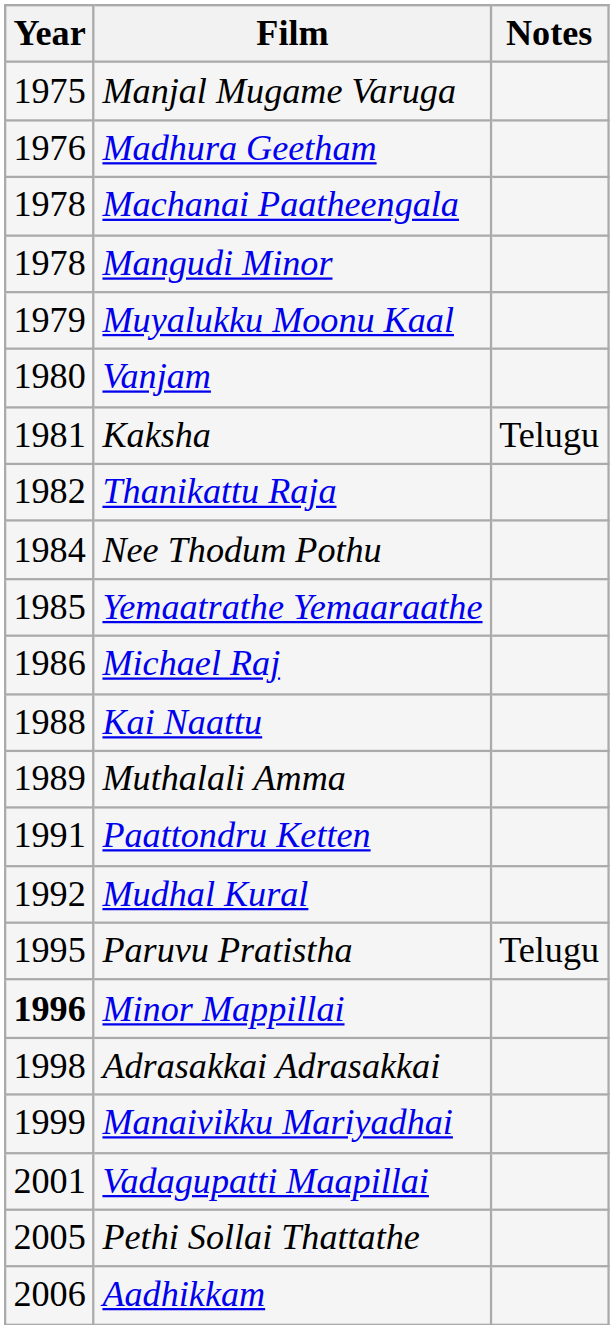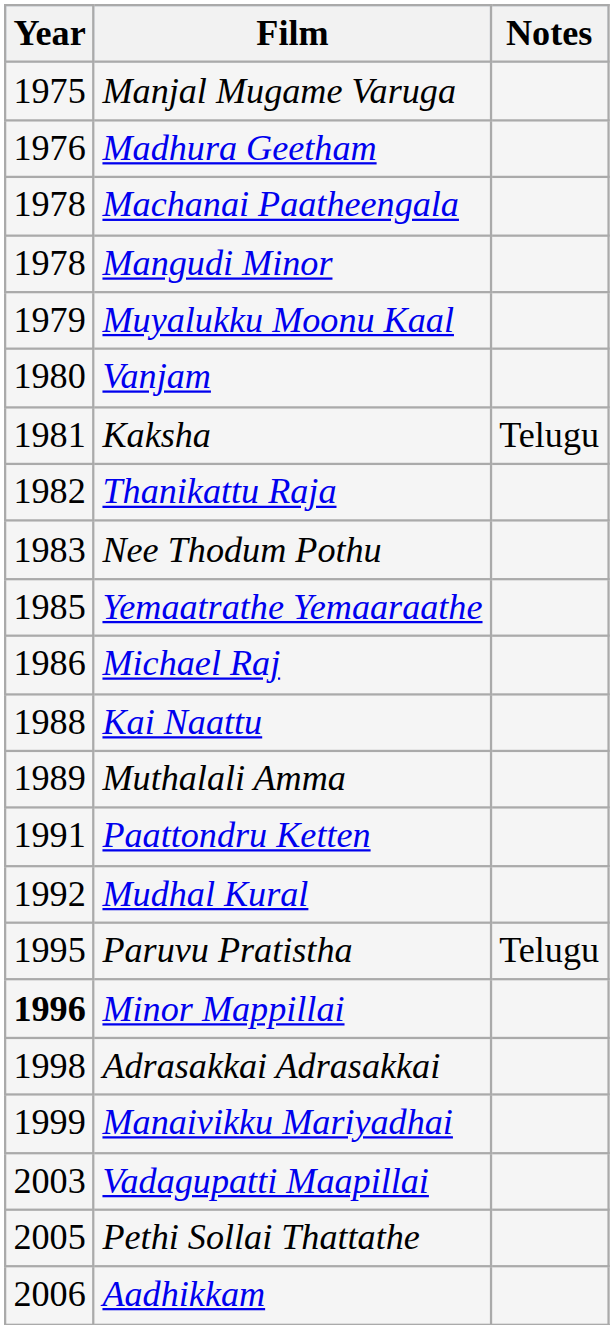(50, 549) 1984 -> (50, 549) 1983
(50, 1180) 2001 -> (50, 1180) 2003
